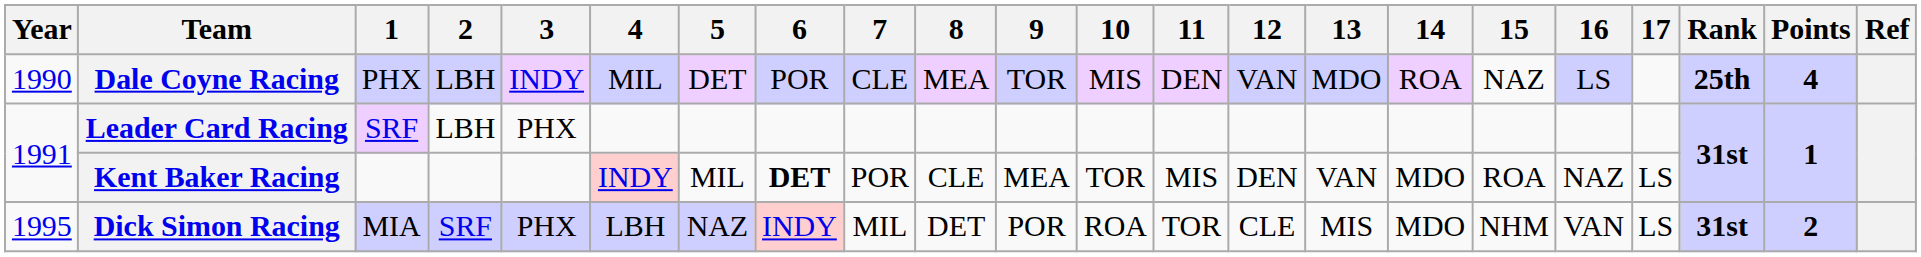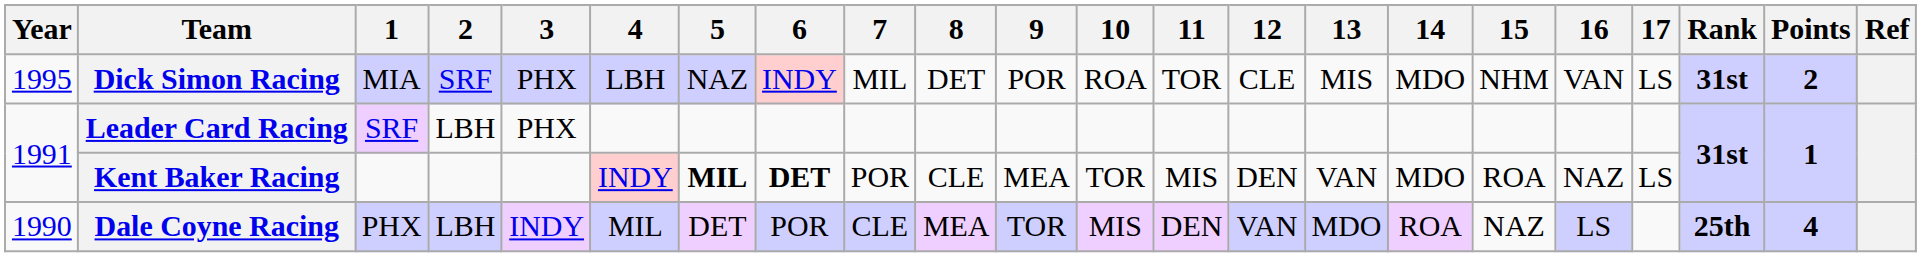rows swapped: (217, 78) <-> (217, 226)
(717, 177) normal -> (717, 177) bold
